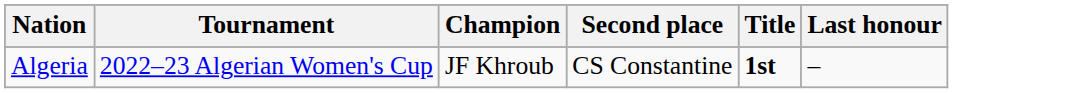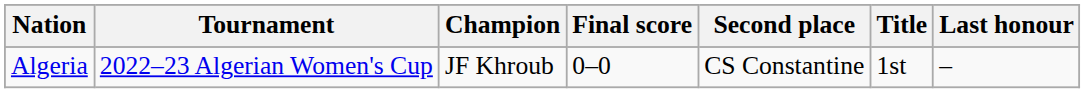+ column: (632, 25)
(760, 66) bold -> (891, 66) normal
